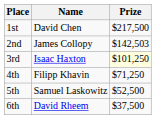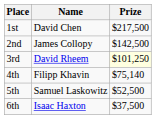(130, 43) $142,503 -> (130, 43) $142,500
(60, 59) Isaac Haxton -> (61, 59) David Rheem
(128, 75) $71,250 -> (128, 75) $75,140
(61, 106) David Rheem -> (60, 106) Isaac Haxton
